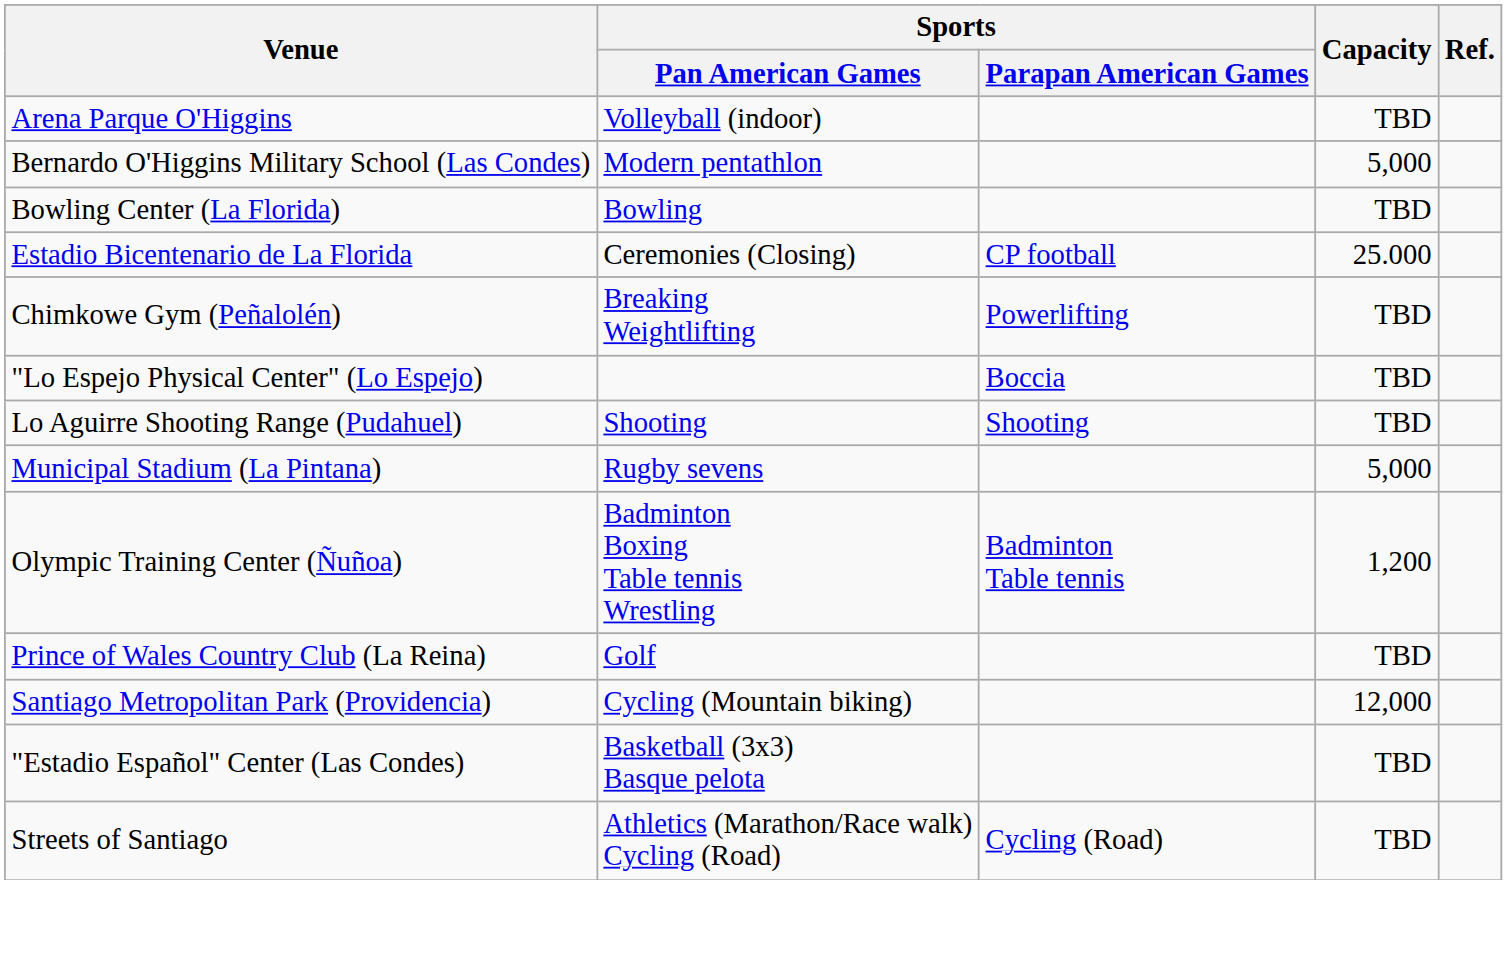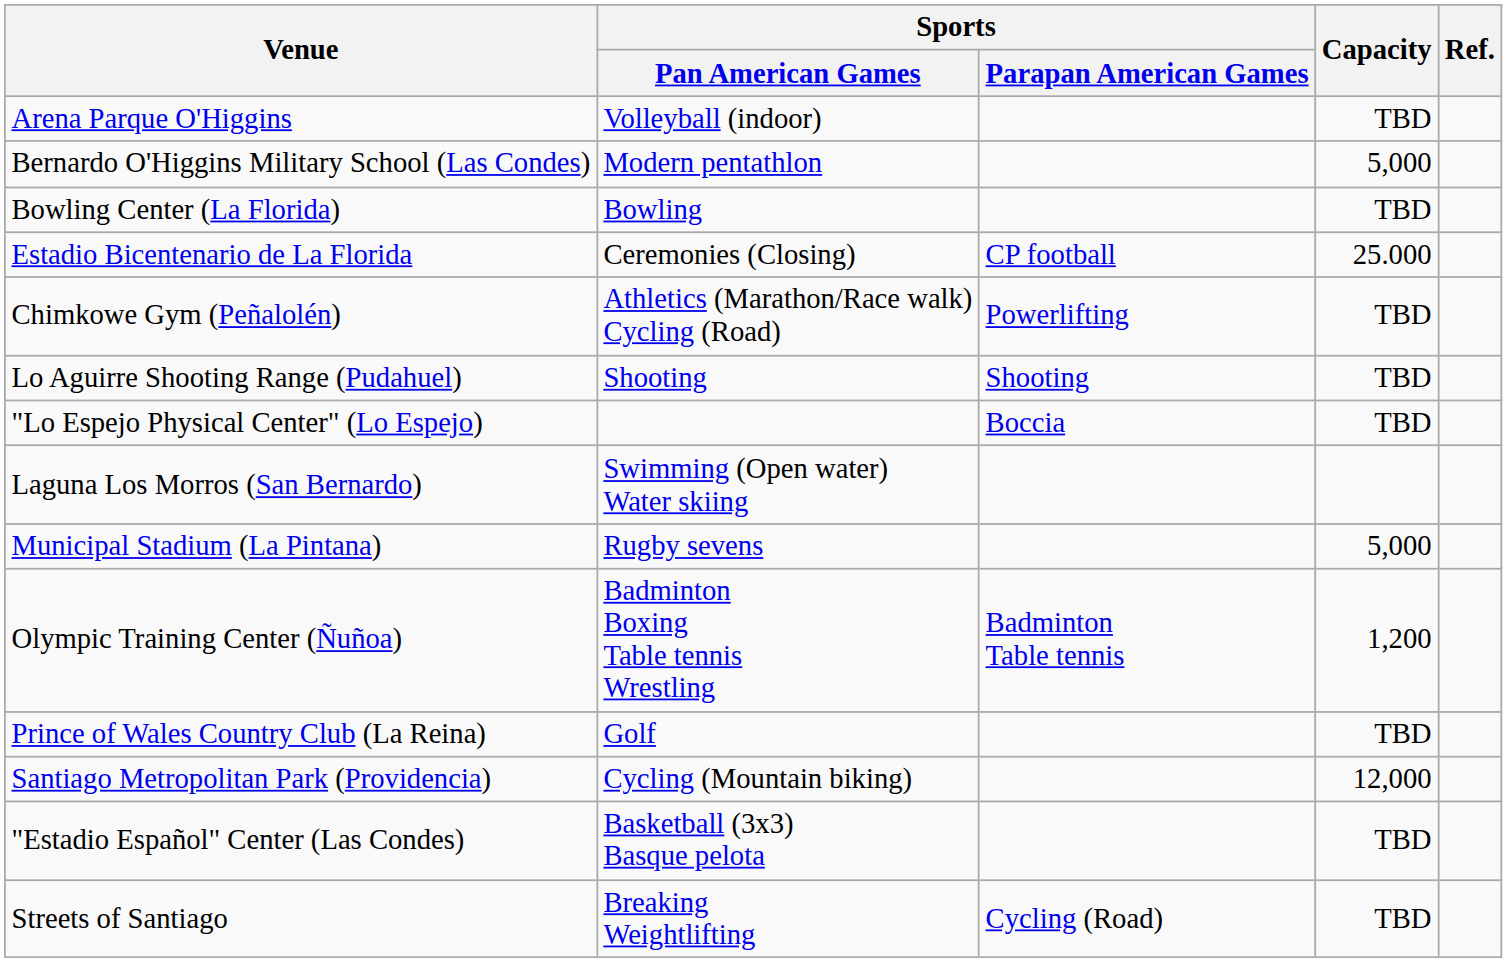(679, 315) Breaking Weightlifting -> (788, 315) Athletics (Marathon/Race walk) Cycling (Road)
rows swapped: (247, 377) <-> (237, 422)
+ row: (217, 484)
(788, 840) Athletics (Marathon/Race walk) Cycling (Road) -> (679, 917) Breaking Weightlifting
